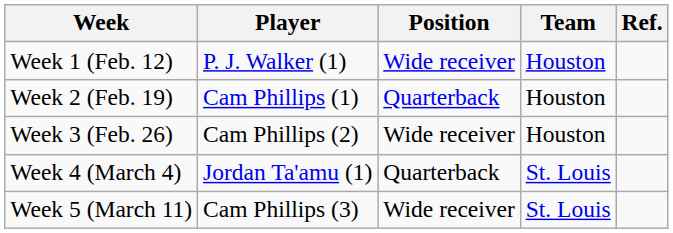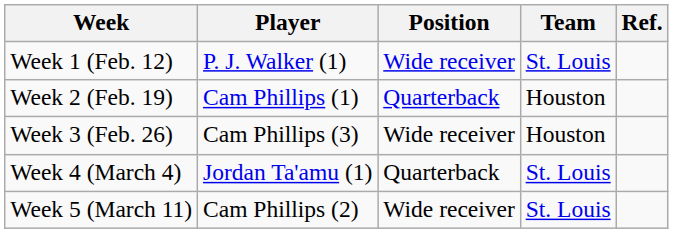(566, 60) Houston -> (568, 60) St. Louis
(281, 135) Cam Phillips (2) -> (281, 135) Cam Phillips (3)
(281, 209) Cam Phillips (3) -> (281, 209) Cam Phillips (2)
